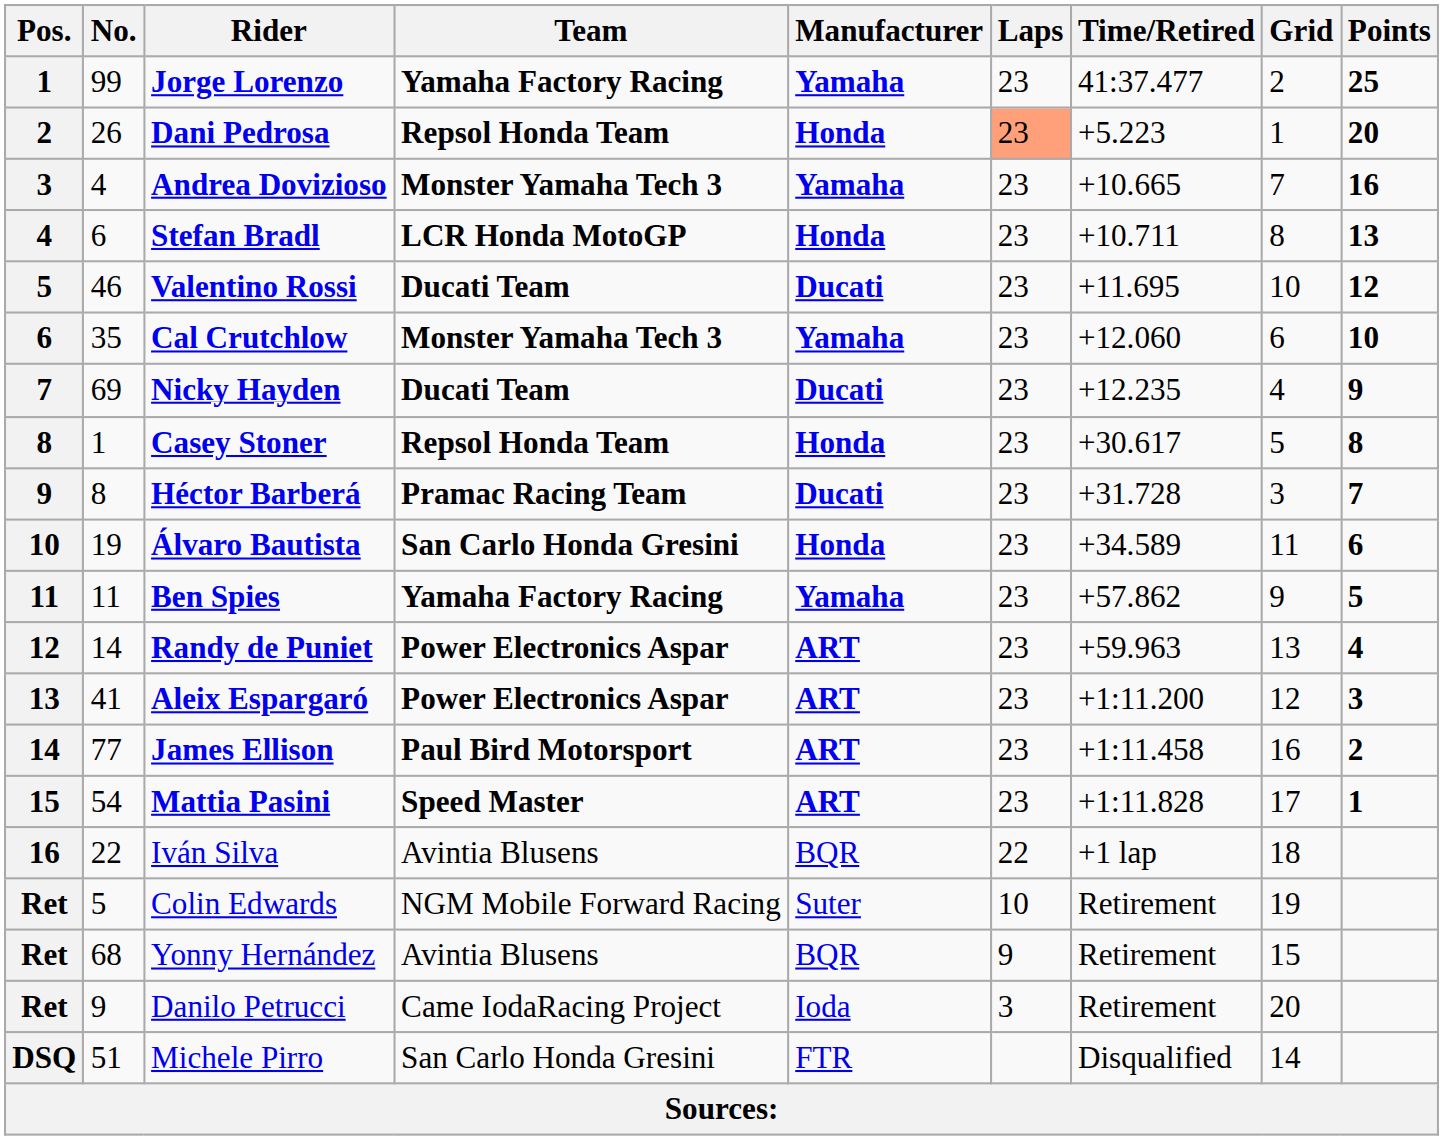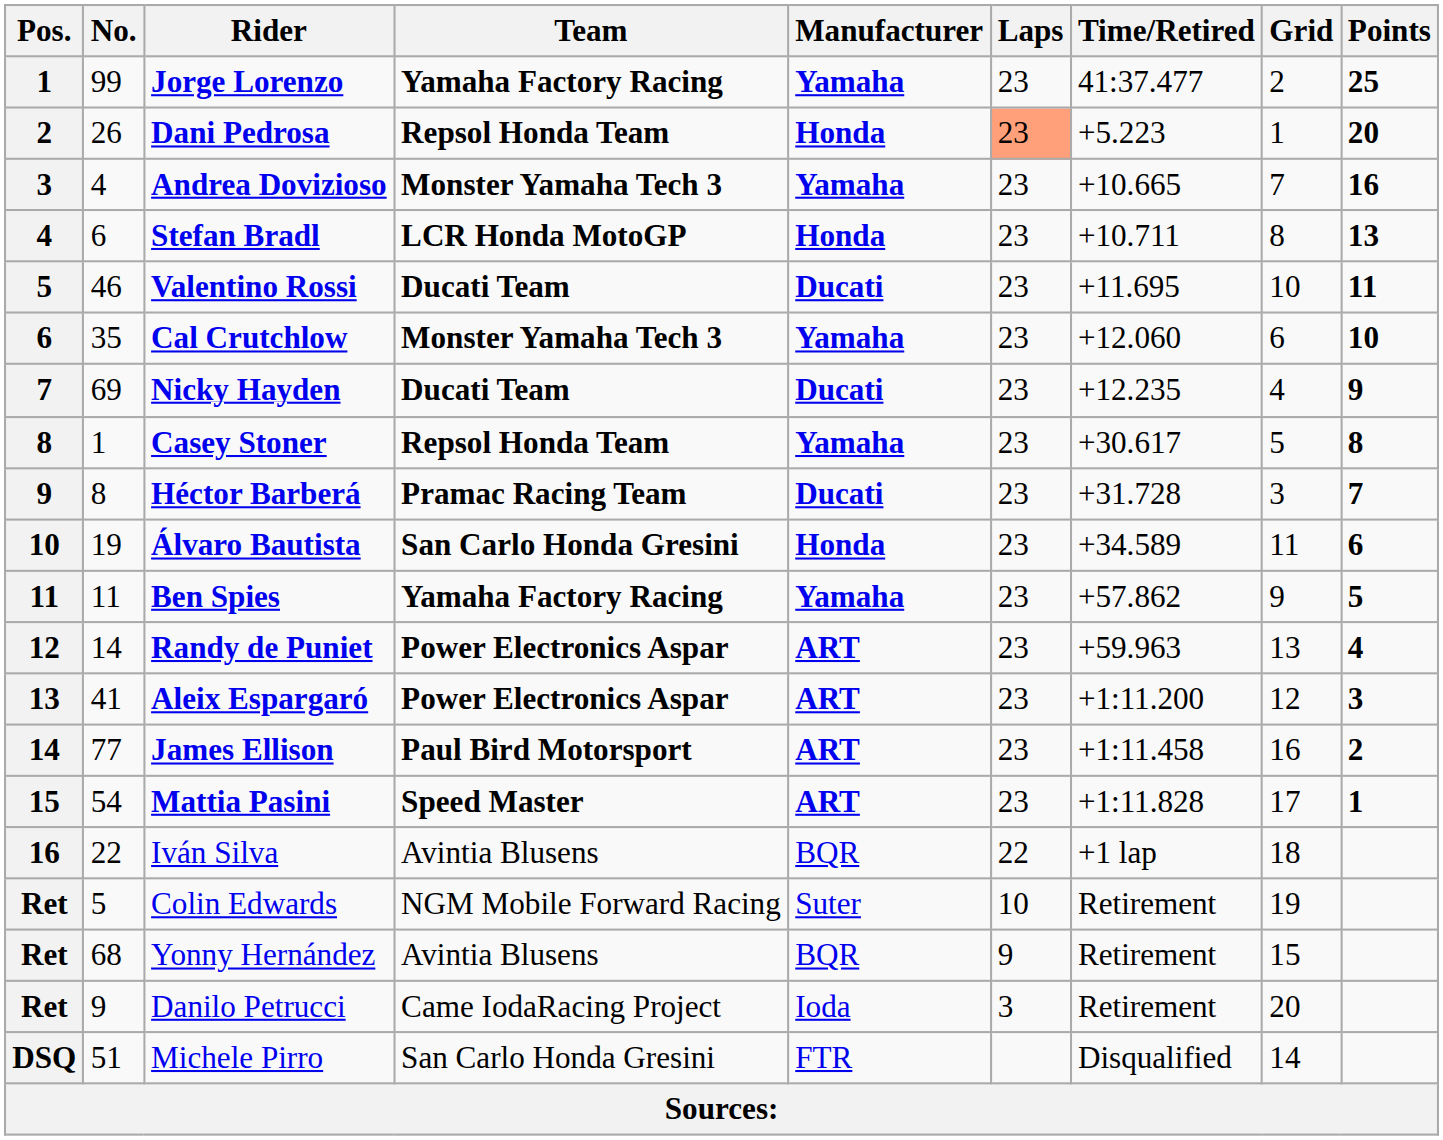(1363, 287) 12 -> (1363, 287) 11
(840, 441) Honda -> (850, 441) Yamaha
